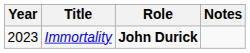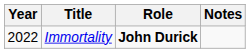(23, 37) 2023 -> (23, 37) 2022
